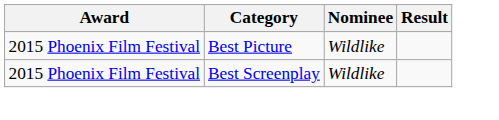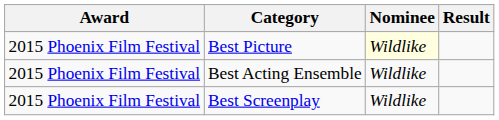(356, 45) no background -> (398, 45) lightyellow background
+ row: (285, 73)
